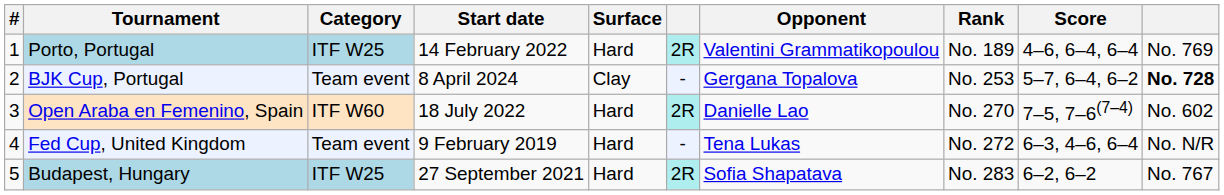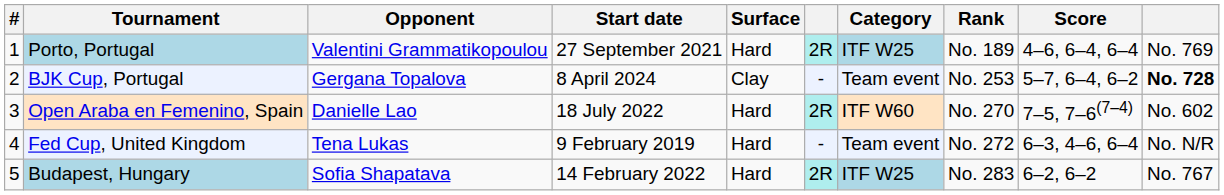columns swapped: (361, 19) <-> (821, 19)
(493, 49) 14 February 2022 -> (639, 49) 27 September 2021
(501, 174) 27 September 2021 -> (631, 174) 14 February 2022
